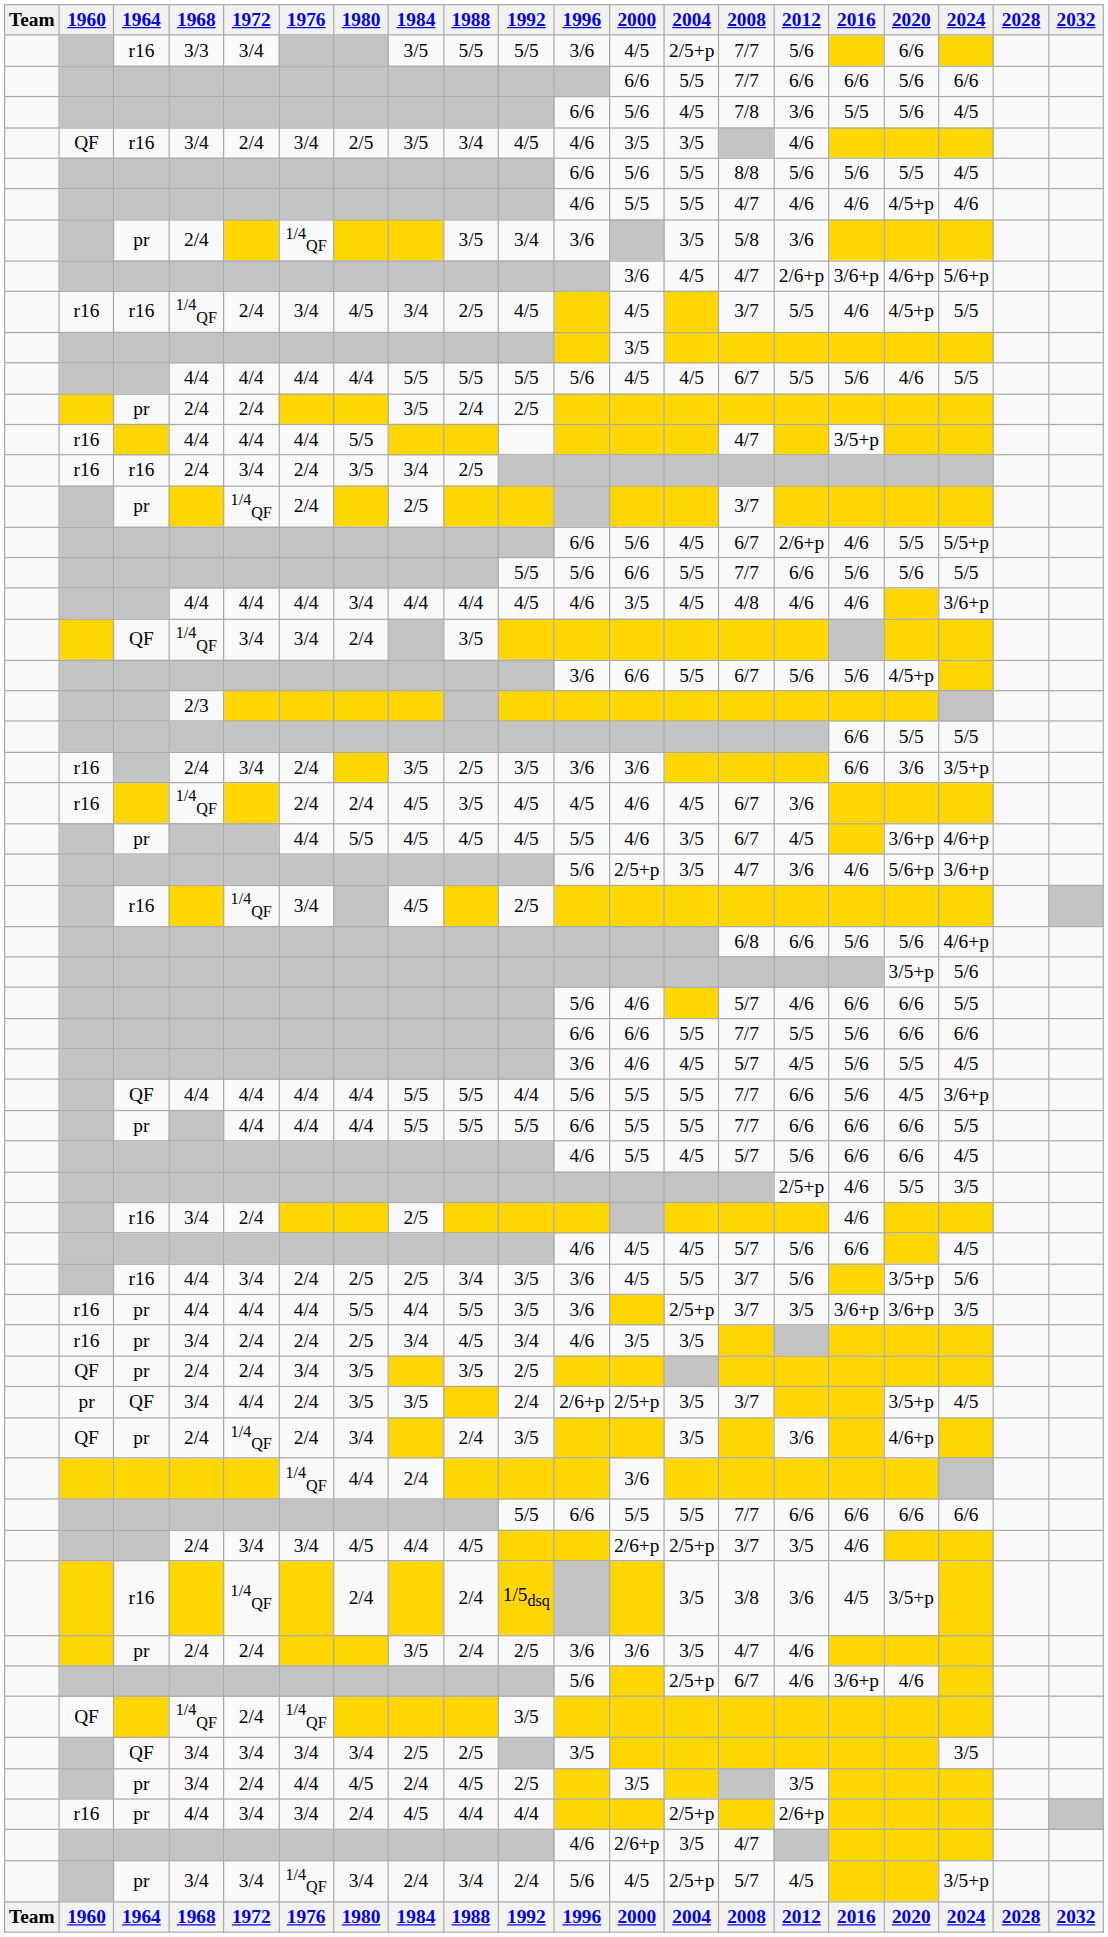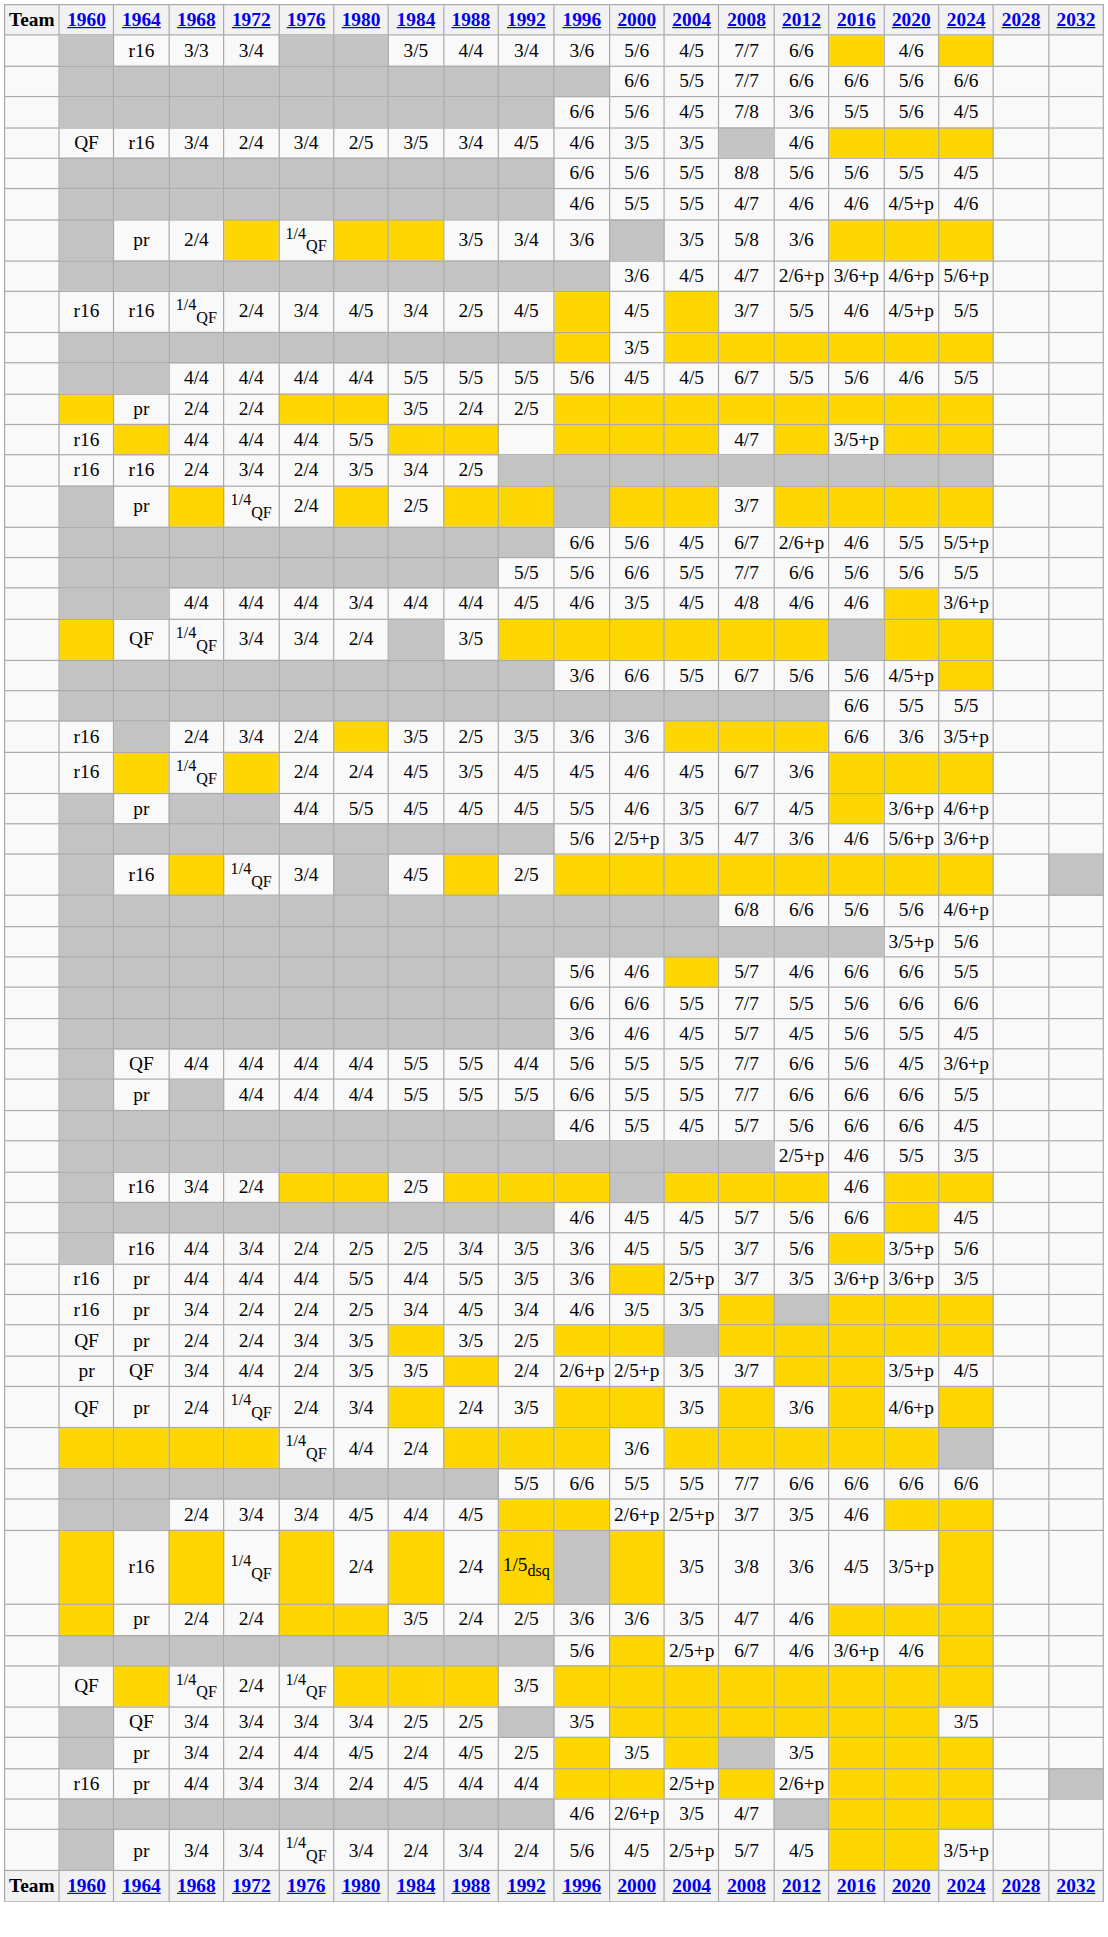(471, 50) 5/5 -> (471, 50) 4/4
(526, 50) 5/5 -> (526, 50) 3/4
(637, 50) 4/5 -> (637, 50) 5/6
(692, 50) 2/5+p -> (692, 50) 4/5
(801, 50) 5/6 -> (801, 50) 6/6
(911, 50) 6/6 -> (911, 50) 4/6
- row: (141, 706)
